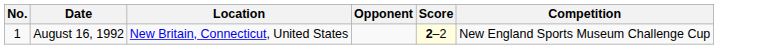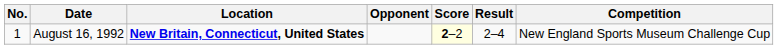+ column: (494, 14)
(239, 34) normal -> (247, 34) bold
